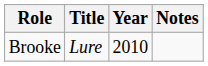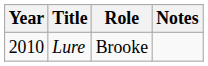columns swapped: (130, 18) <-> (35, 18)
